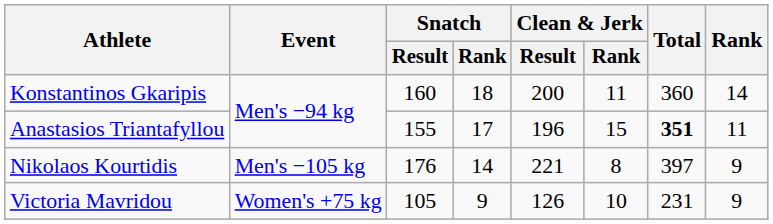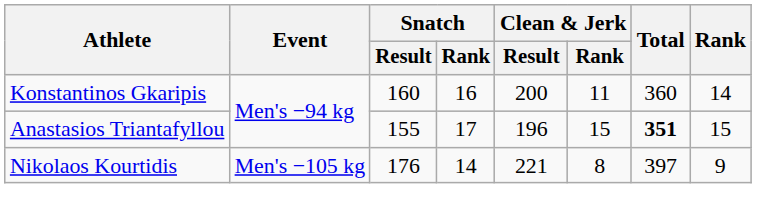(482, 93) 18 -> (466, 93) 16
(737, 129) 11 -> (720, 129) 15
- row: (91, 201)
